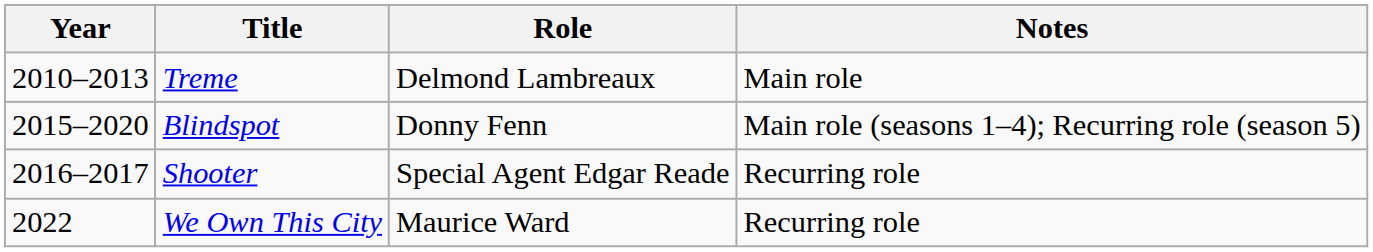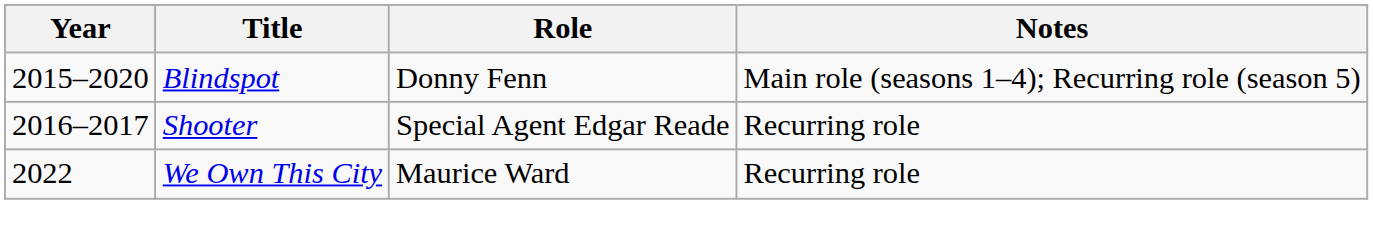- row: (200, 76)
